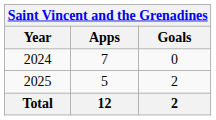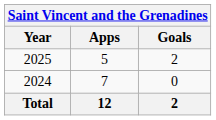rows swapped: (38, 59) <-> (38, 81)
